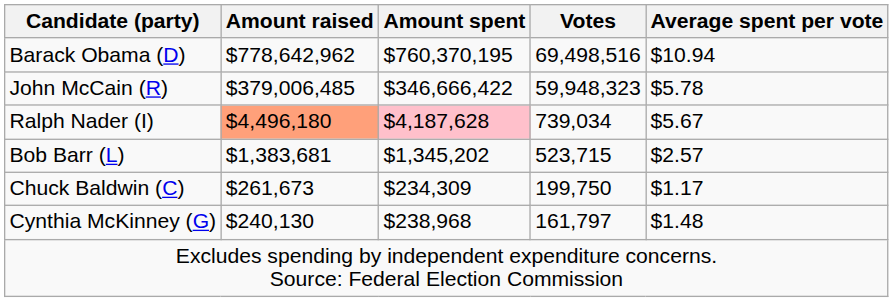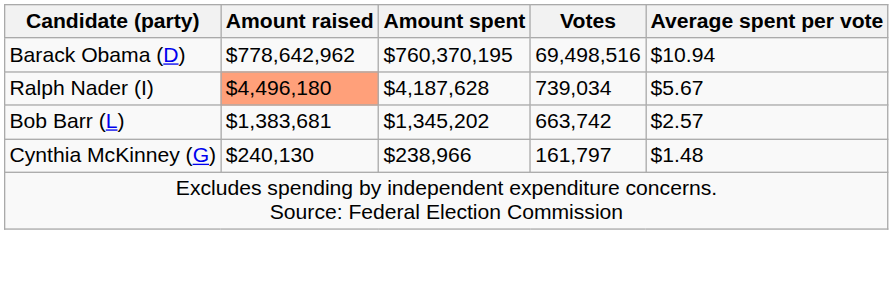- row: (89, 88)
(436, 121) pink background -> (436, 88) no background
(573, 155) 523,715 -> (573, 121) 663,742
- row: (97, 188)
(427, 222) $238,968 -> (427, 155) $238,966
